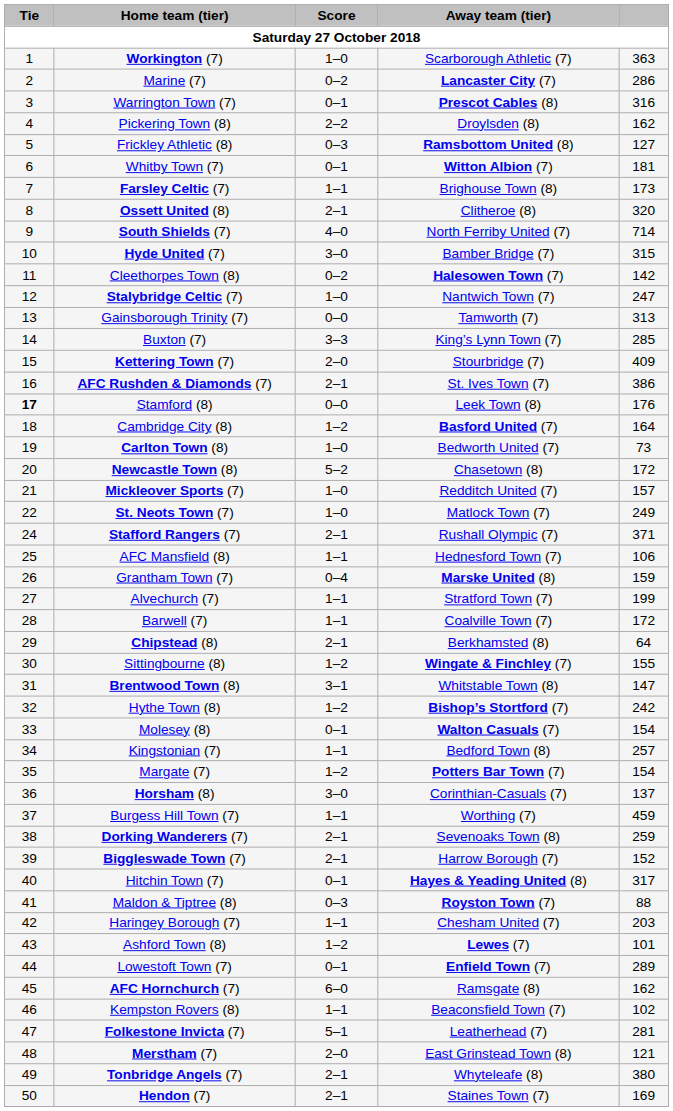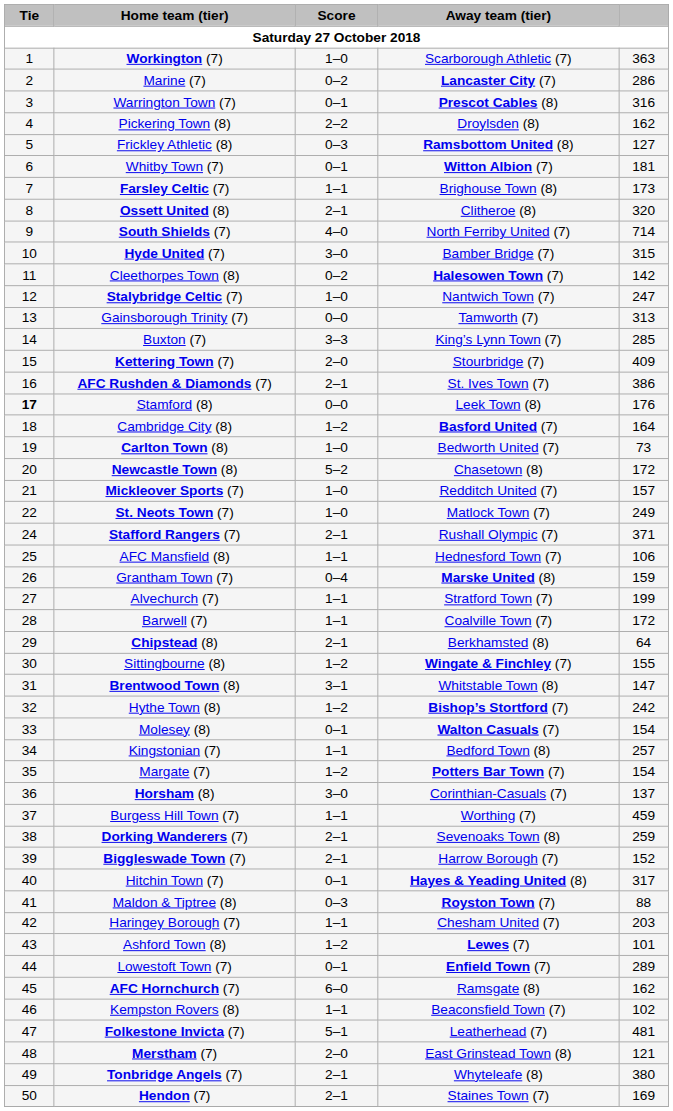(644, 1031) 281 -> (644, 1031) 481
